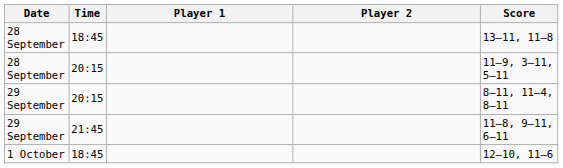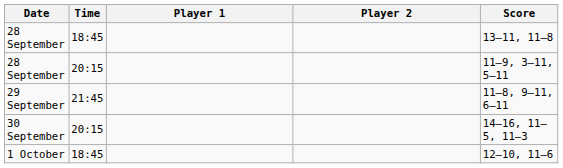- row: (36, 99)
+ row: (36, 129)
